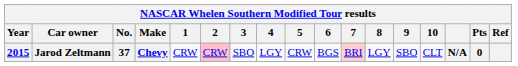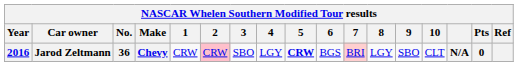(18, 52) 2015 -> (18, 52) 2016
(124, 52) 37 -> (124, 52) 36
(300, 52) normal -> (301, 52) bold
